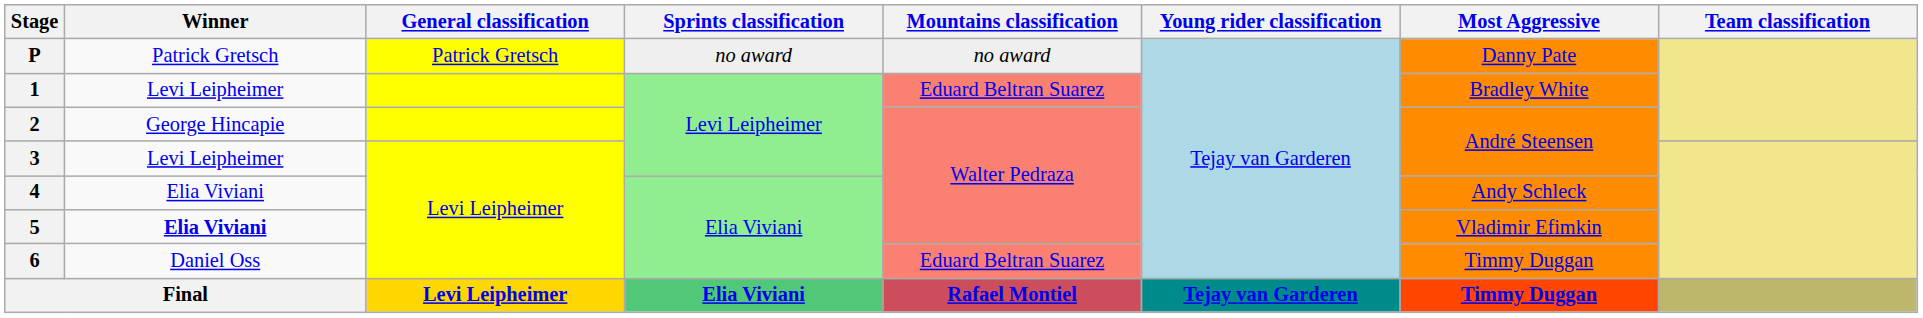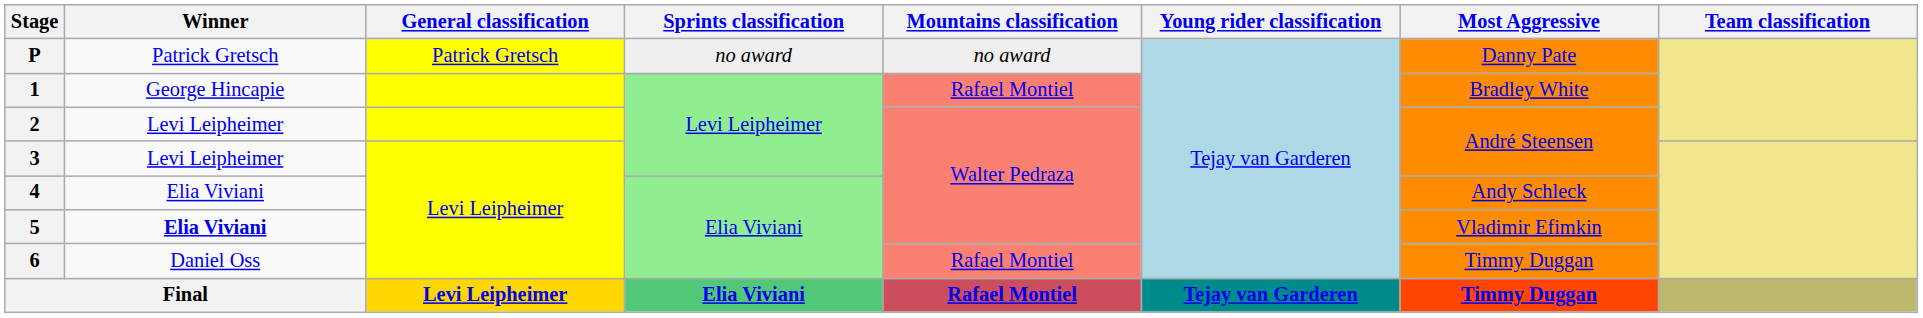(215, 90) Levi Leipheimer -> (215, 90) George Hincapie
(1012, 90) Eduard Beltran Suarez -> (1012, 90) Rafael Montiel
(215, 124) George Hincapie -> (215, 124) Levi Leipheimer
(1012, 260) Eduard Beltran Suarez -> (1012, 260) Rafael Montiel
